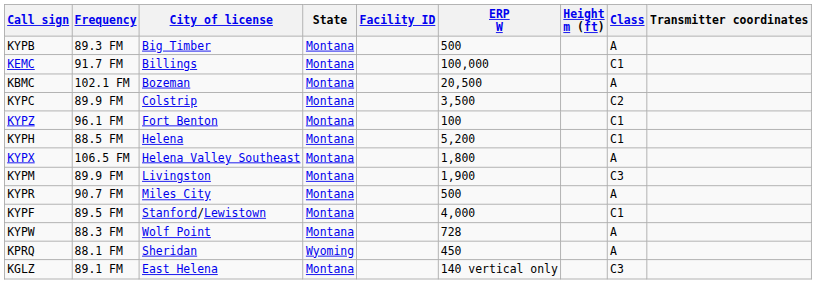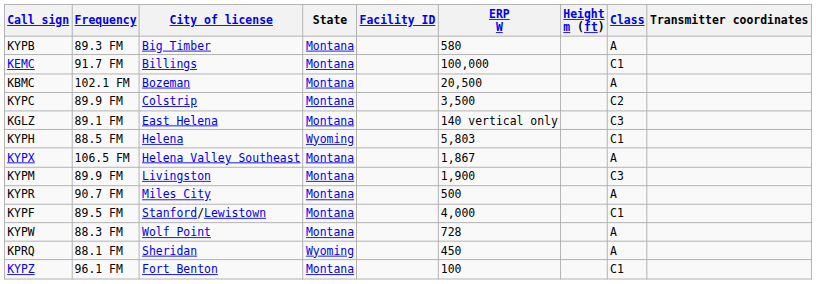(451, 46) 500 -> (451, 46) 580
rows swapped: (21, 269) <-> (21, 120)
(330, 139) Montana -> (330, 139) Wyoming
(458, 139) 5,200 -> (458, 139) 5,803
(458, 157) 1,800 -> (458, 157) 1,867
